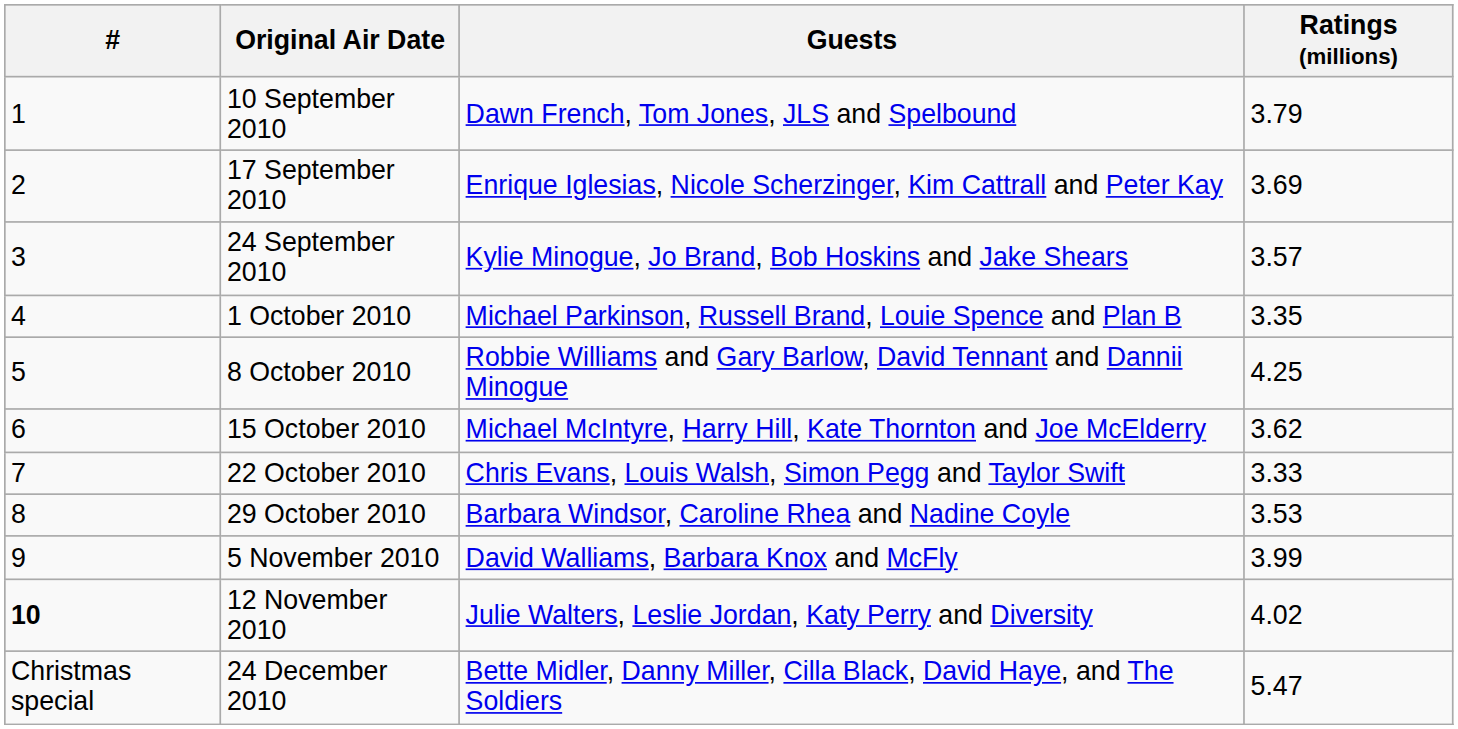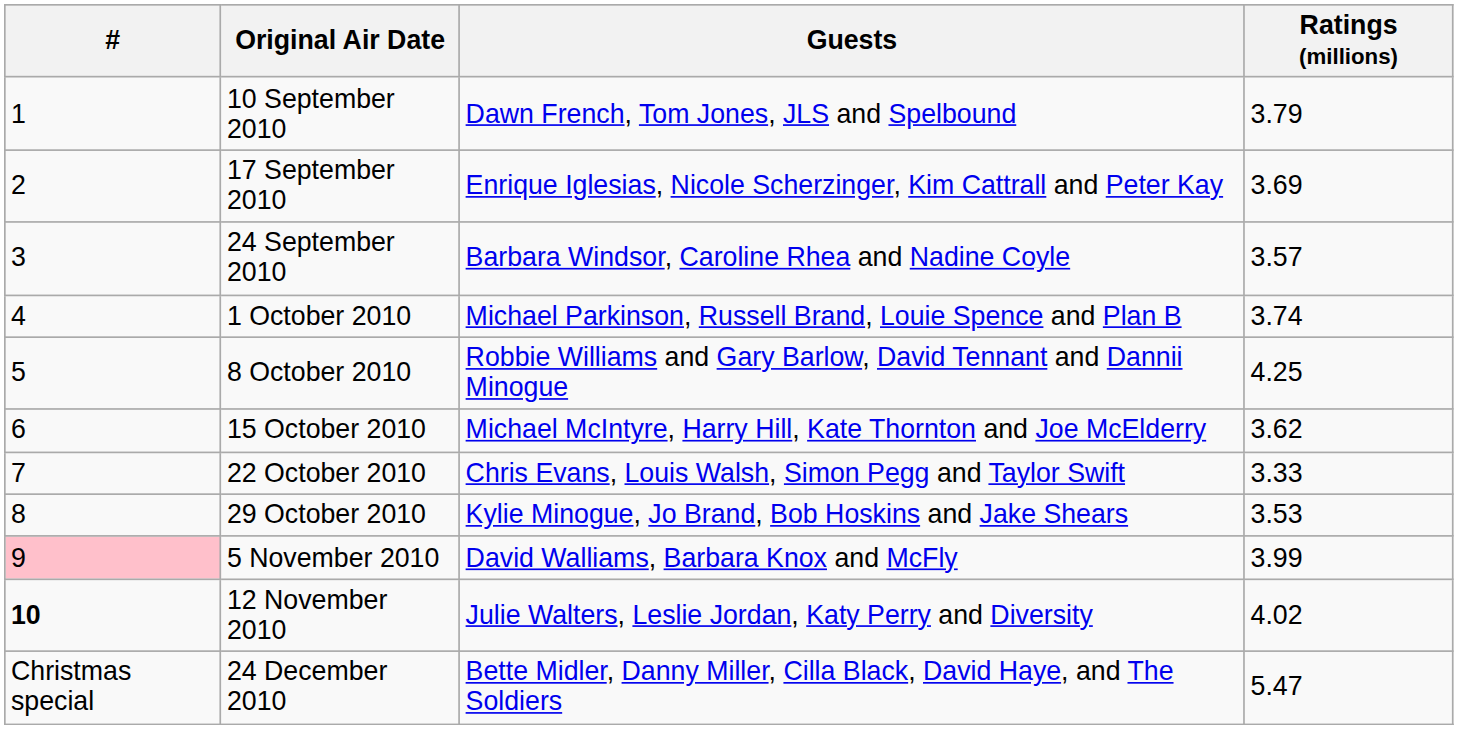(797, 258) Kylie Minogue, Jo Brand, Bob Hoskins and Jake Shears -> (768, 258) Barbara Windsor, Caroline Rhea and Nadine Coyle
(1277, 315) 3.35 -> (1277, 315) 3.74
(768, 514) Barbara Windsor, Caroline Rhea and Nadine Coyle -> (797, 514) Kylie Minogue, Jo Brand, Bob Hoskins and Jake Shears
(18, 557) no background -> (18, 557) pink background
